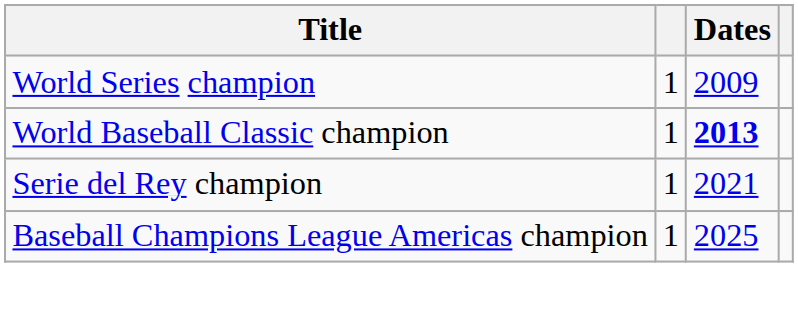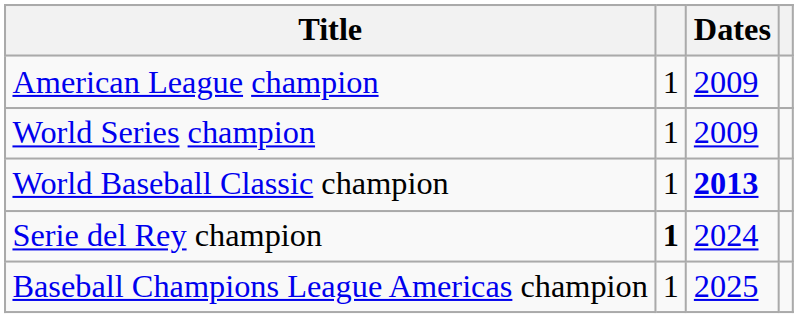+ row: (196, 81)
(671, 183) normal -> (671, 235) bold
(726, 183) 2021 -> (726, 235) 2024
